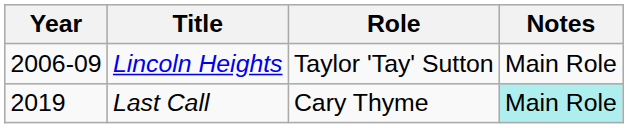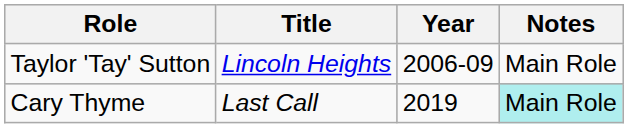columns swapped: (56, 24) <-> (394, 24)
